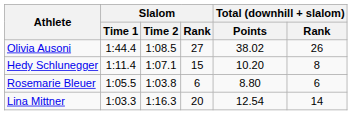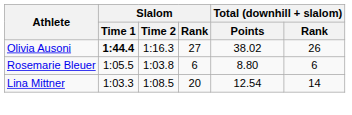(121, 49) normal -> (118, 49) bold
(161, 49) 1:08.5 -> (158, 49) 1:16.3
- row: (53, 66)
(161, 101) 1:16.3 -> (158, 84) 1:08.5
